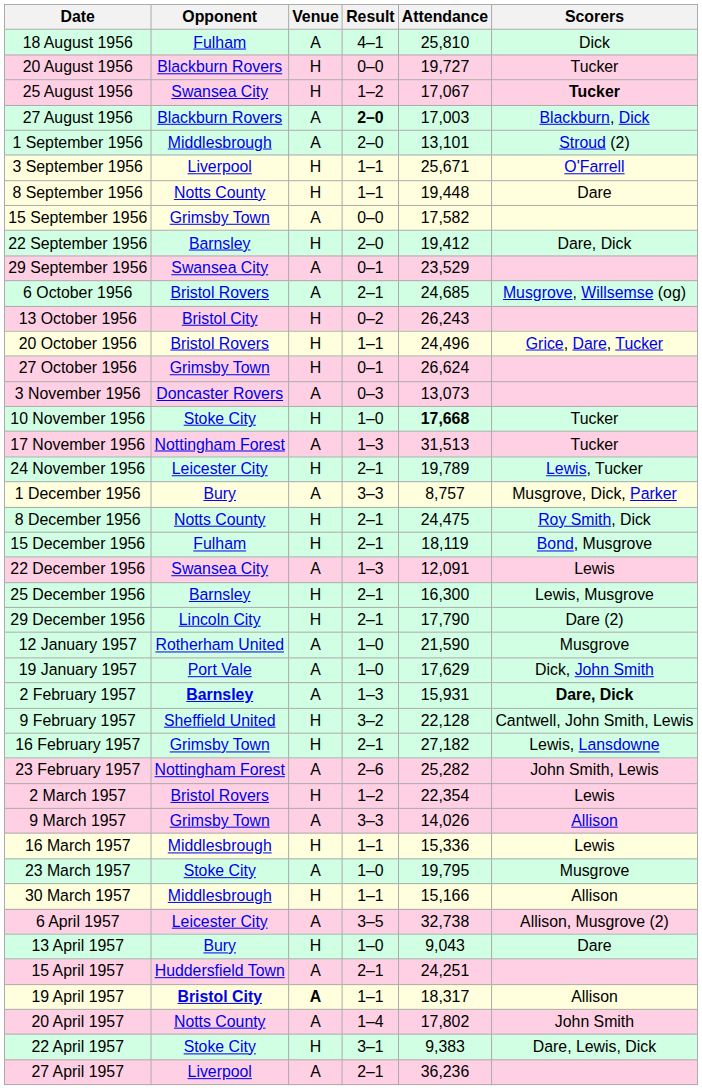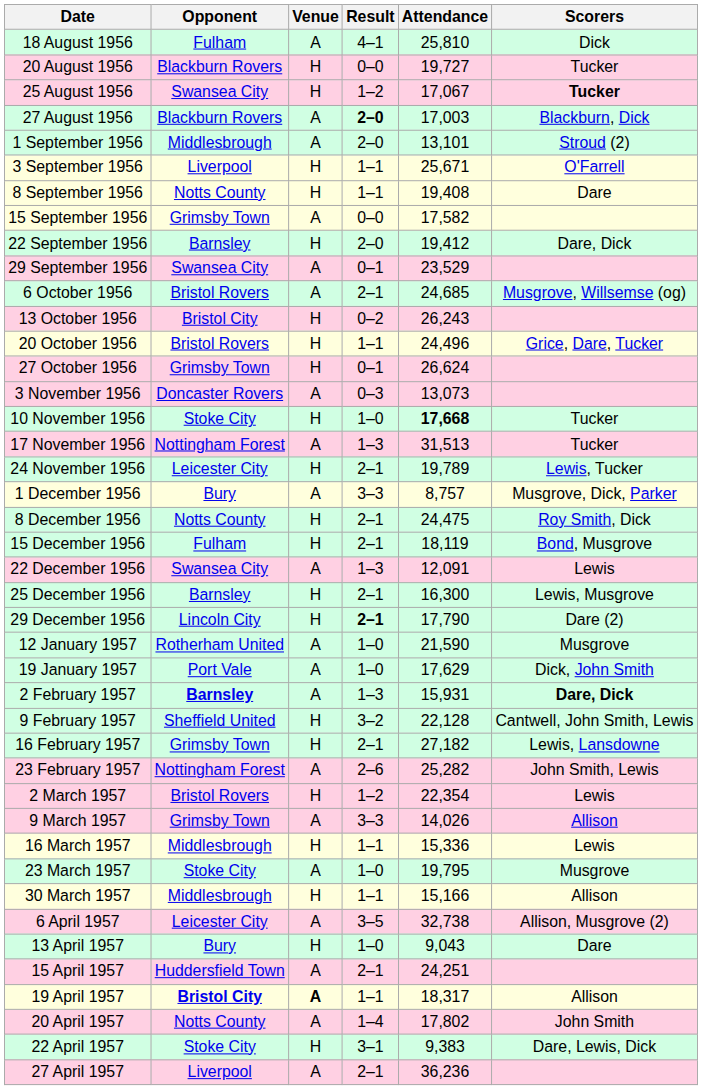(445, 192) 19,448 -> (445, 192) 19,408
(370, 619) normal -> (370, 619) bold
